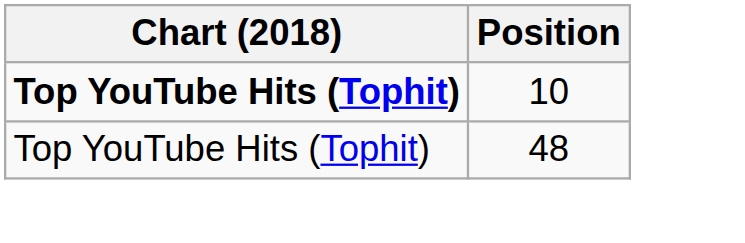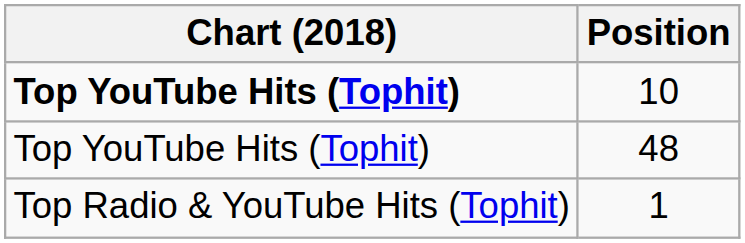+ row: (659, 206)
